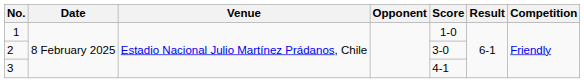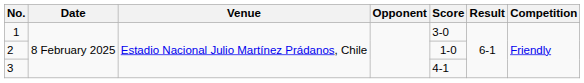(448, 31) 1-0 -> (441, 31) 3-0
(441, 50) 3-0 -> (448, 50) 1-0
